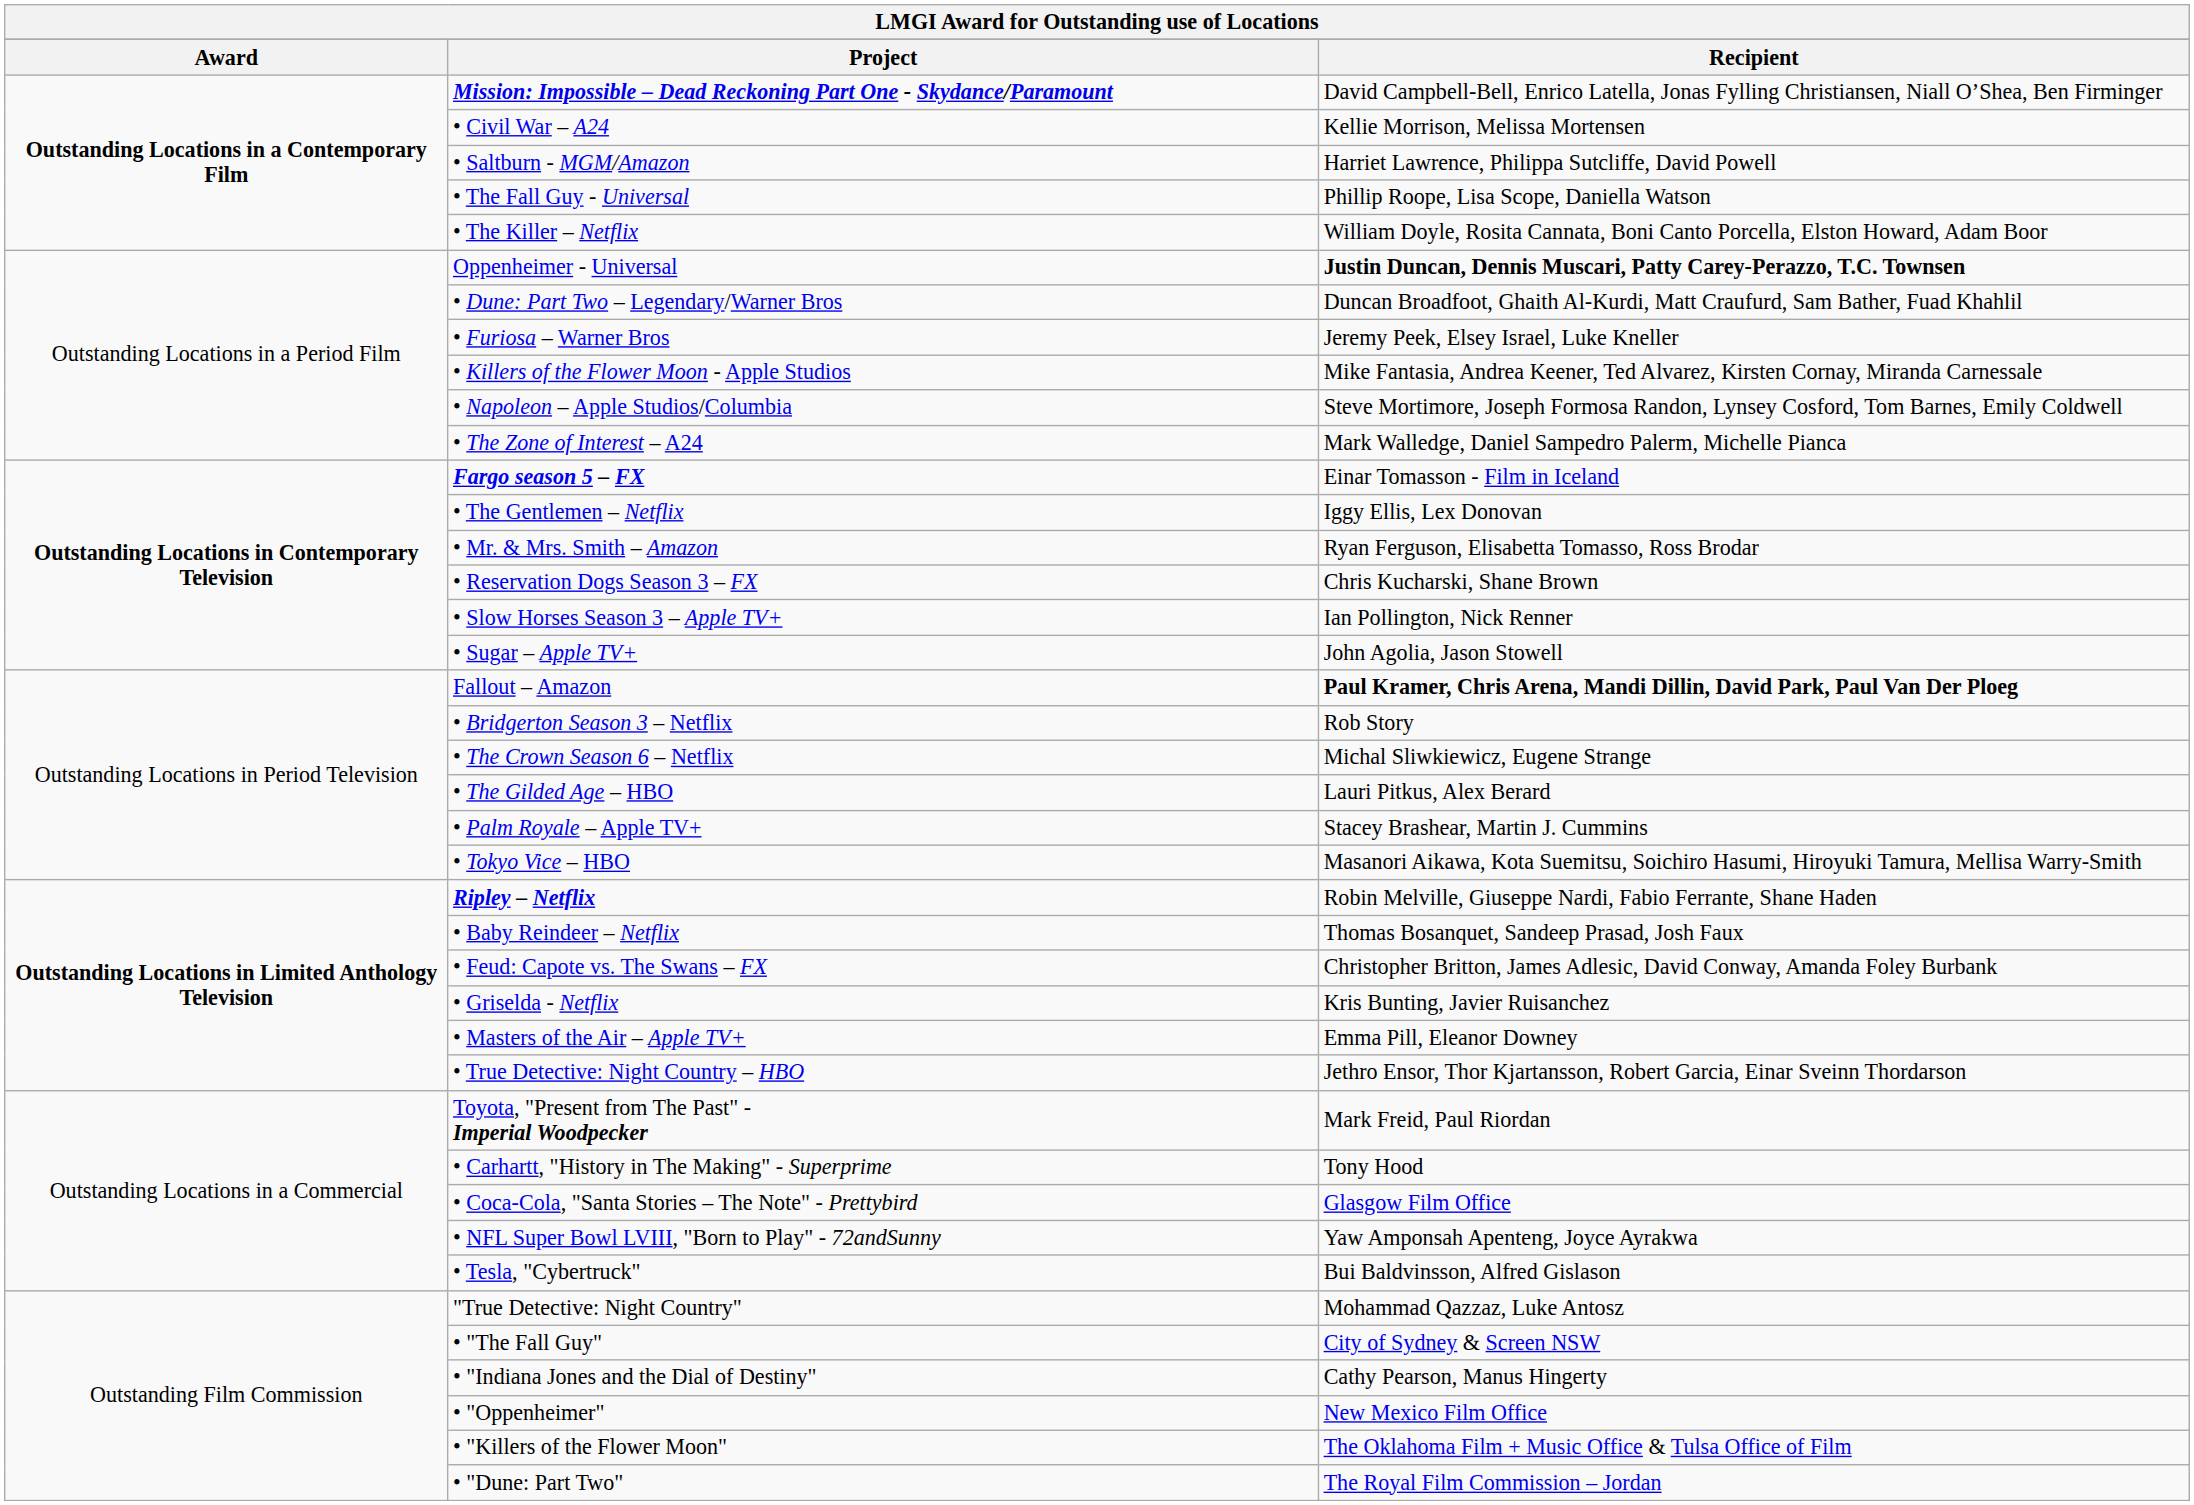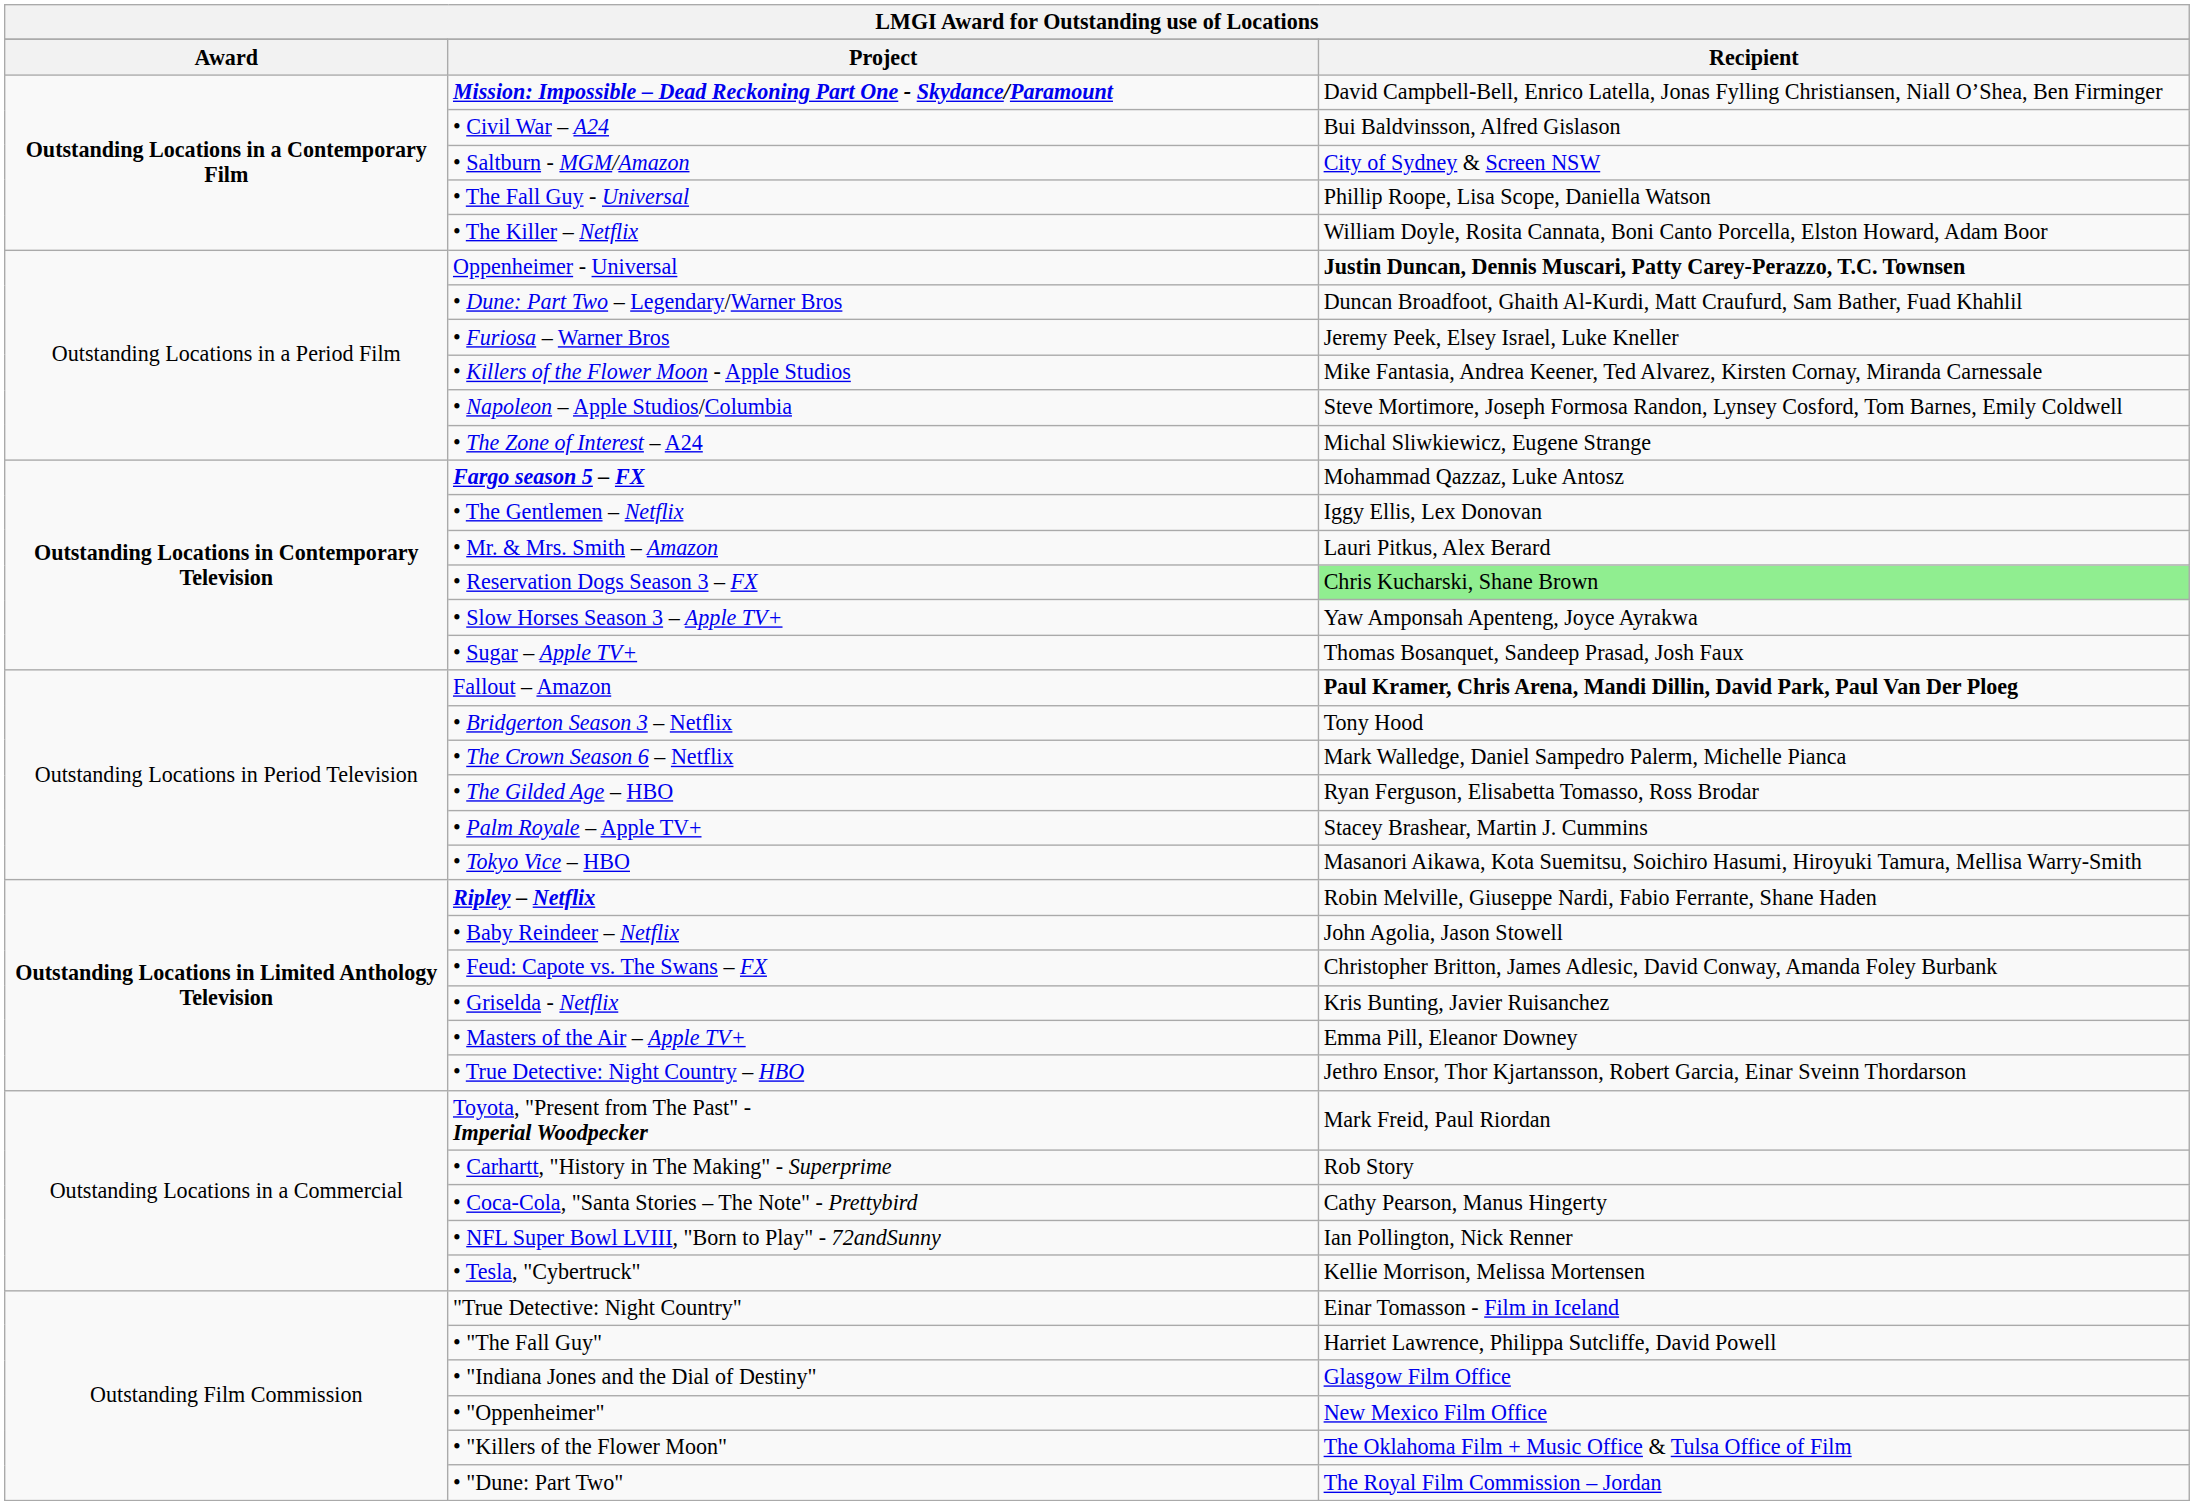(1484, 127) Kellie Morrison, Melissa Mortensen -> (1472, 127) Bui Baldvinsson, Alfred Gislason
(1550, 162) Harriet Lawrence, Philippa Sutcliffe, David Powell -> (1462, 162) City of Sydney & Screen NSW
(1585, 442) Mark Walledge, Daniel Sampedro Palerm, Michelle Pianca -> (1487, 442) Michal Sliwkiewicz, Eugene Strange
(1471, 477) Einar Tomasson - Film in Iceland -> (1474, 477) Mohammad Qazzaz, Luke Antosz
(1541, 547) Ryan Ferguson, Elisabetta Tomasso, Ross Brodar -> (1437, 547) Lauri Pitkus, Alex Berard
(1461, 582) no background -> (1461, 582) lightgreen background
(1448, 617) Ian Pollington, Nick Renner -> (1511, 617) Yaw Amponsah Apenteng, Joyce Ayrakwa
(1443, 652) John Agolia, Jason Stowell -> (1534, 652) Thomas Bosanquet, Sandeep Prasad, Josh Faux
(1369, 722) Rob Story -> (1373, 722) Tony Hood
(1487, 757) Michal Sliwkiewicz, Eugene Strange -> (1585, 757) Mark Walledge, Daniel Sampedro Palerm, Michelle Pianca
(1437, 792) Lauri Pitkus, Alex Berard -> (1541, 792) Ryan Ferguson, Elisabetta Tomasso, Ross Brodar
(1534, 932) Thomas Bosanquet, Sandeep Prasad, Josh Faux -> (1443, 932) John Agolia, Jason Stowell
(1373, 1167) Tony Hood -> (1369, 1167) Rob Story
(1417, 1202) Glasgow Film Office -> (1465, 1202) Cathy Pearson, Manus Hingerty
(1511, 1237) Yaw Amponsah Apenteng, Joyce Ayrakwa -> (1448, 1237) Ian Pollington, Nick Renner
(1472, 1272) Bui Baldvinsson, Alfred Gislason -> (1484, 1272) Kellie Morrison, Melissa Mortensen
(1474, 1307) Mohammad Qazzaz, Luke Antosz -> (1471, 1307) Einar Tomasson - Film in Iceland
(1462, 1342) City of Sydney & Screen NSW -> (1550, 1342) Harriet Lawrence, Philippa Sutcliffe, David Powell
(1465, 1377) Cathy Pearson, Manus Hingerty -> (1417, 1377) Glasgow Film Office
